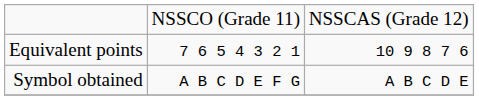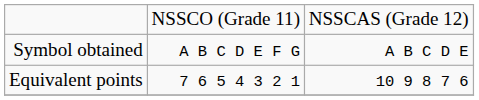rows swapped: (78, 79) <-> (76, 49)
